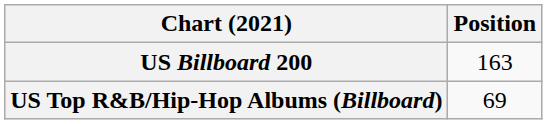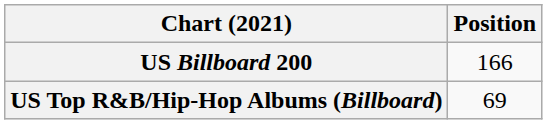(495, 61) 163 -> (495, 61) 166
